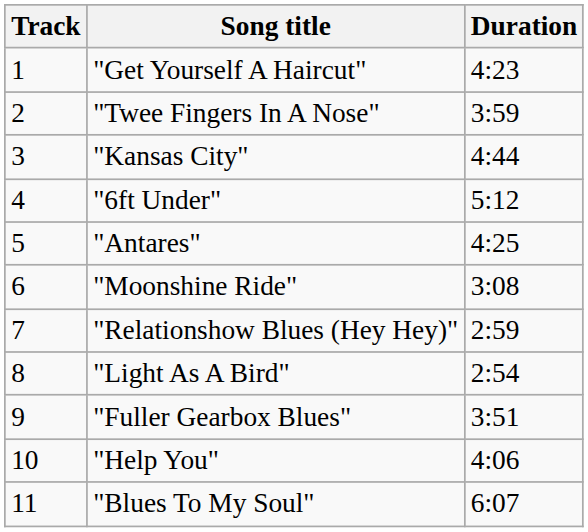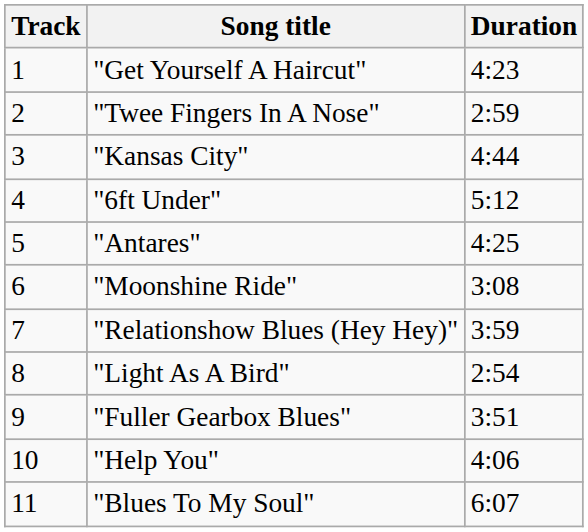(495, 112) 3:59 -> (495, 112) 2:59
(495, 329) 2:59 -> (495, 329) 3:59
